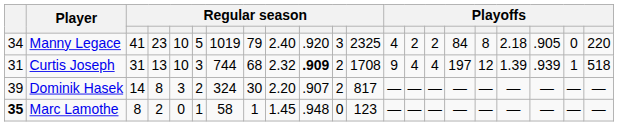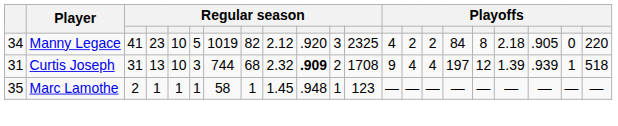(255, 44) 79 -> (252, 44) 82
(282, 44) 2.40 -> (280, 44) 2.12
- row: (76, 88)
(15, 110) bold -> (15, 88) normal
(137, 110) 8 -> (135, 88) 2
(159, 110) 2 -> (157, 88) 1
(181, 110) 0 -> (179, 88) 1
(340, 110) 0 -> (337, 88) 1
